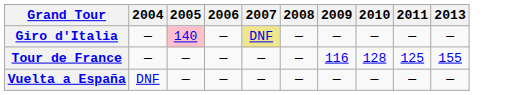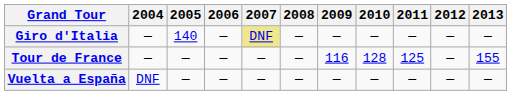+ column: (450, 15)
(186, 37) pink background -> (186, 37) no background
